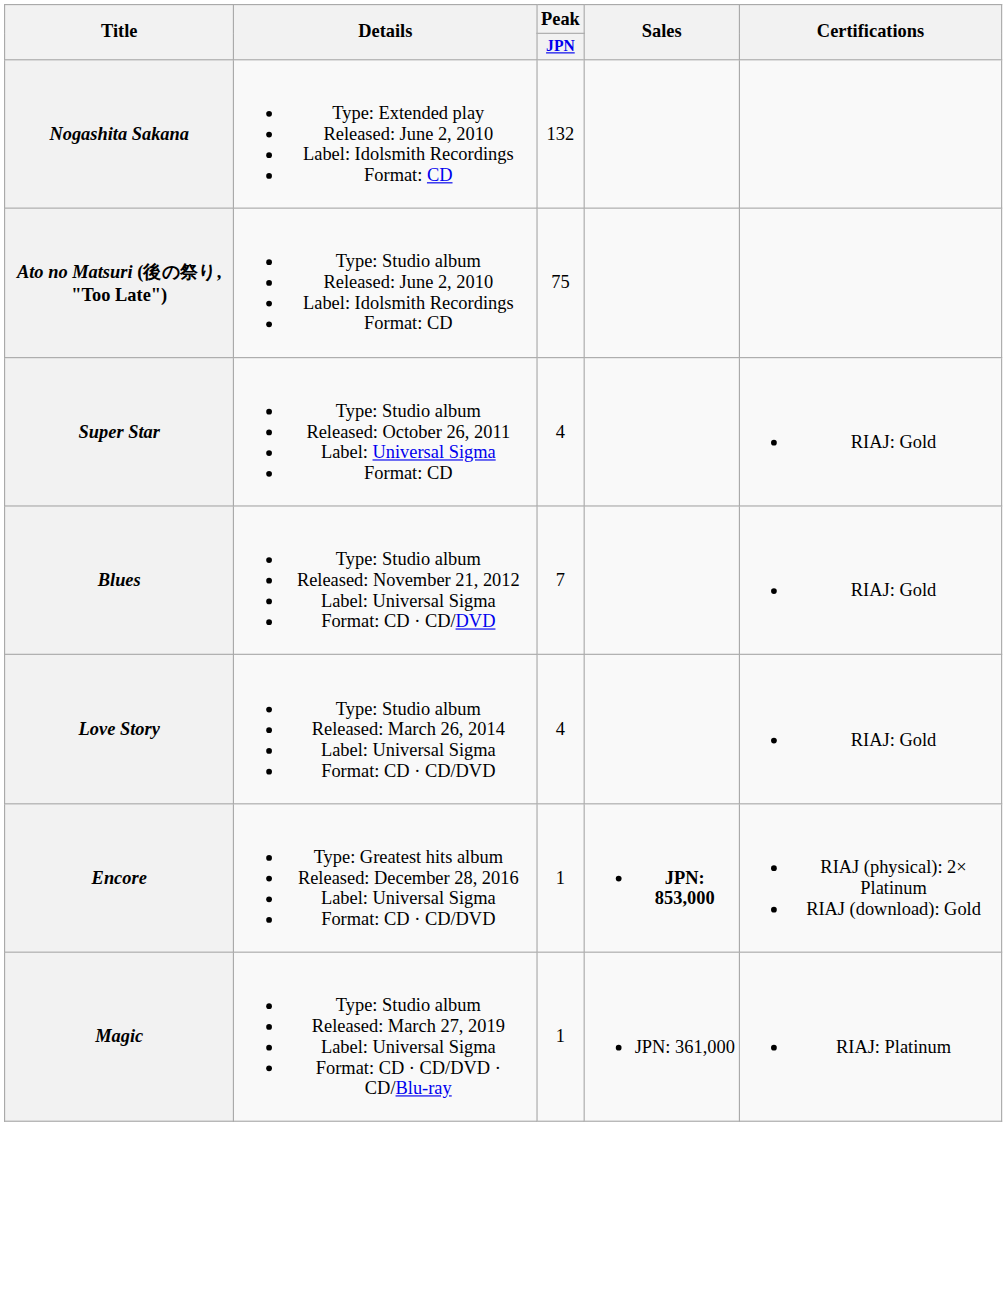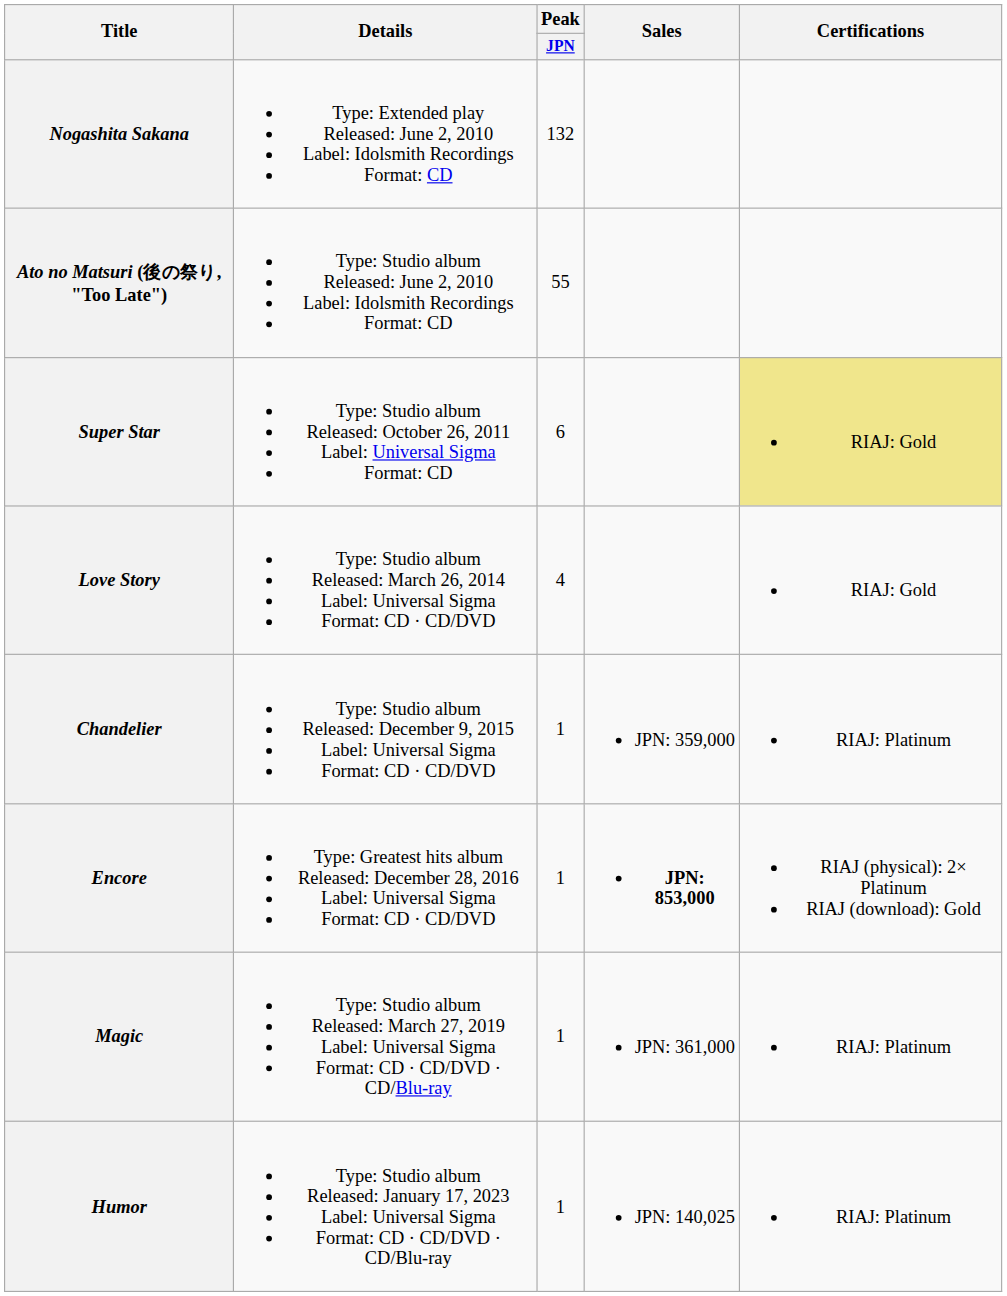(560, 282) 75 -> (560, 282) 55
(560, 431) 4 -> (560, 431) 6
(871, 442) no background -> (871, 442) khaki background
- row: (119, 580)
+ row: (119, 728)
+ row: (119, 1206)
